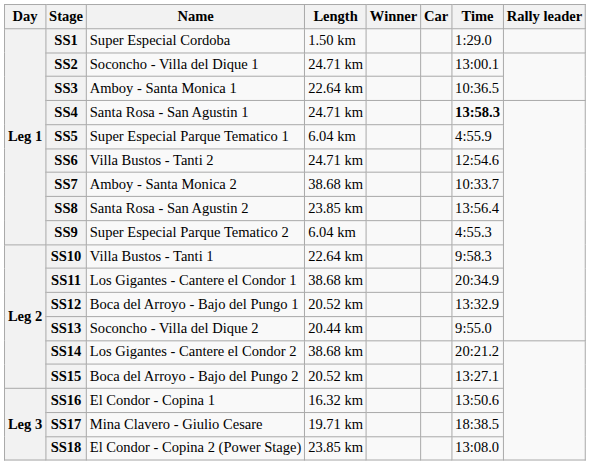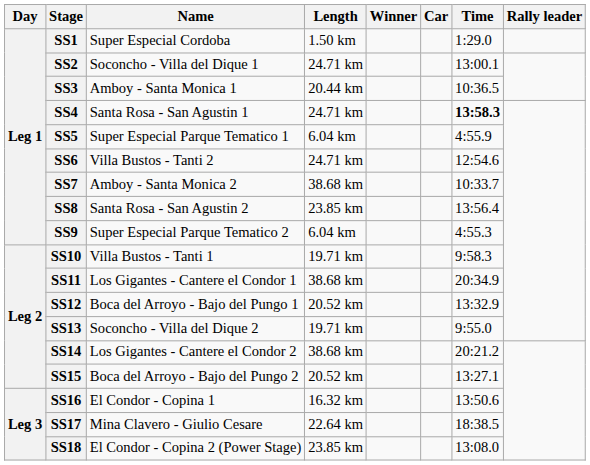(336, 88) 22.64 km -> (336, 88) 20.44 km
(336, 256) 22.64 km -> (336, 256) 19.71 km
(336, 328) 20.44 km -> (336, 328) 19.71 km
(336, 424) 19.71 km -> (336, 424) 22.64 km
